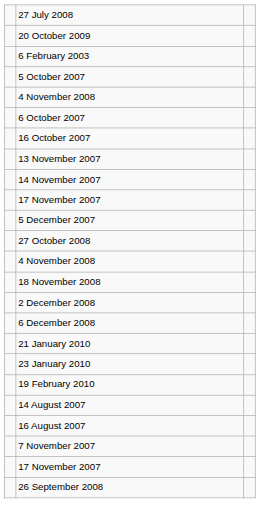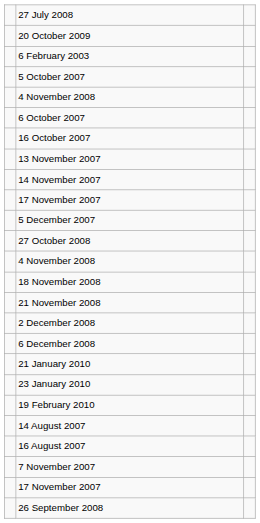+ row: (10, 303)
